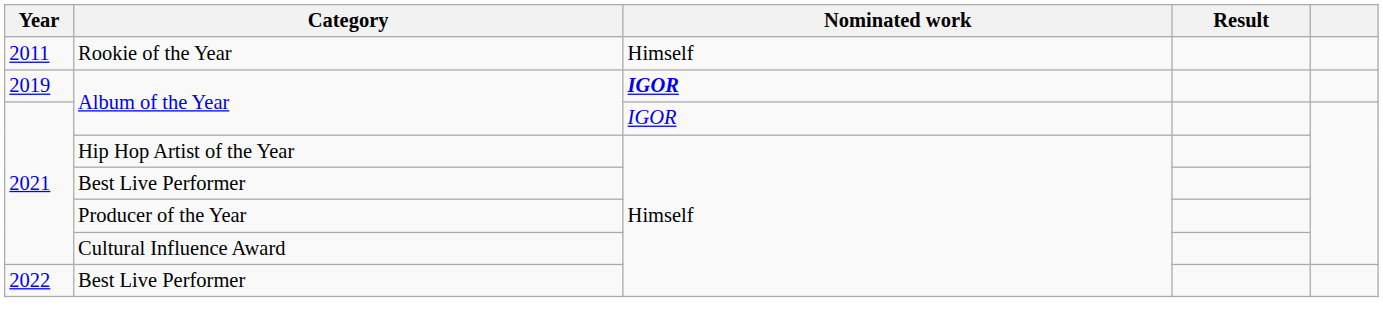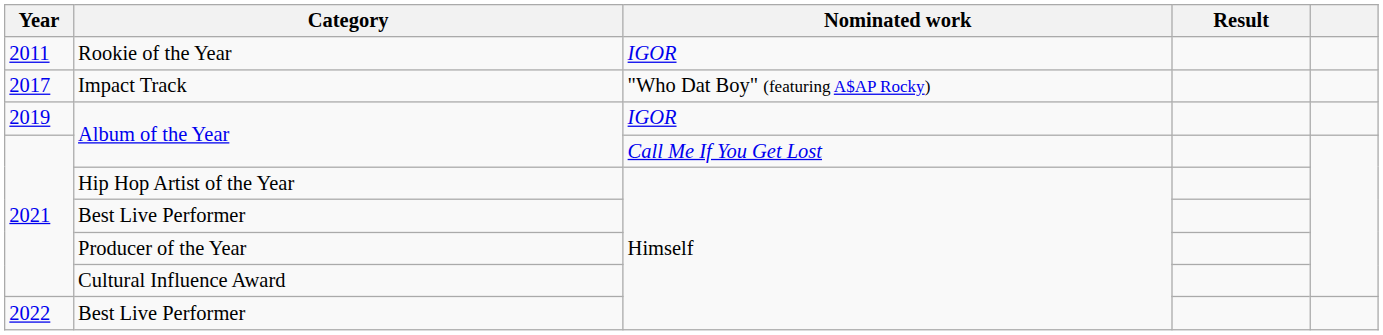(661, 53) Himself -> (652, 53) IGOR
+ row: (30, 85)
(653, 85) bold -> (652, 118) normal
(652, 118) IGOR -> (725, 150) Call Me If You Get Lost
